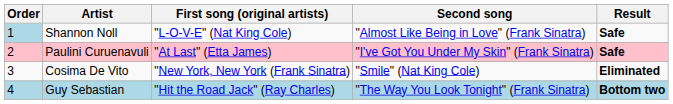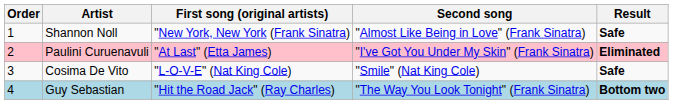(10, 33) lightblue background -> (10, 33) no background
(223, 33) "L-O-V-E" (Nat King Cole) -> (252, 33) "New York, New York (Frank Sinatra)
(612, 52) Safe -> (630, 52) Eliminated
(252, 71) "New York, New York (Frank Sinatra) -> (223, 71) "L-O-V-E" (Nat King Cole)
(630, 71) Eliminated -> (612, 71) Safe
